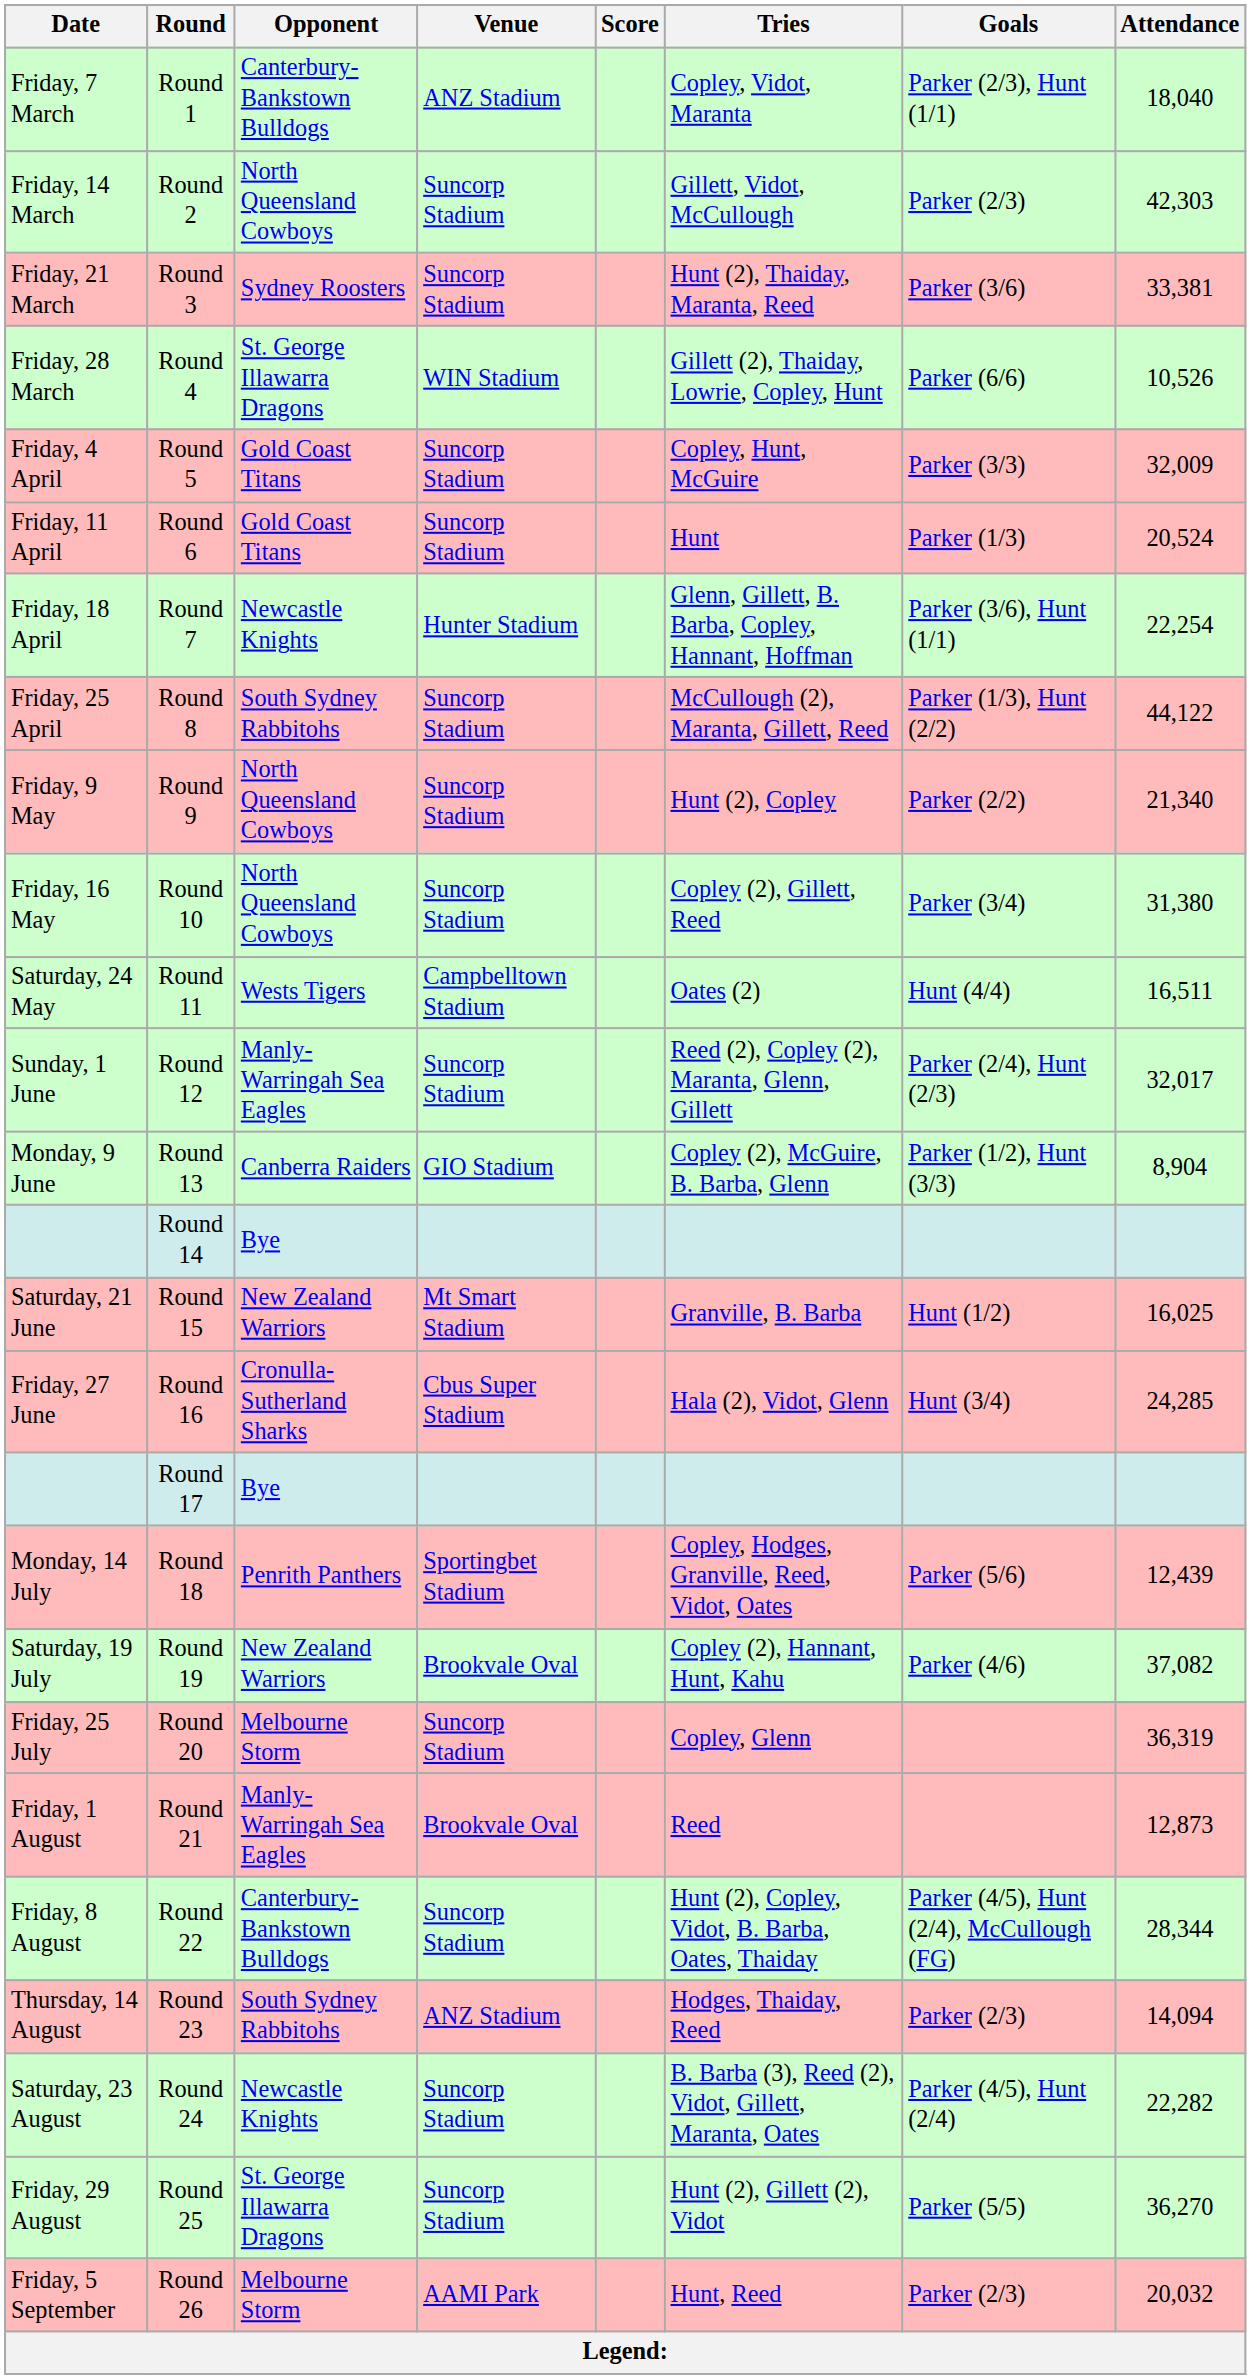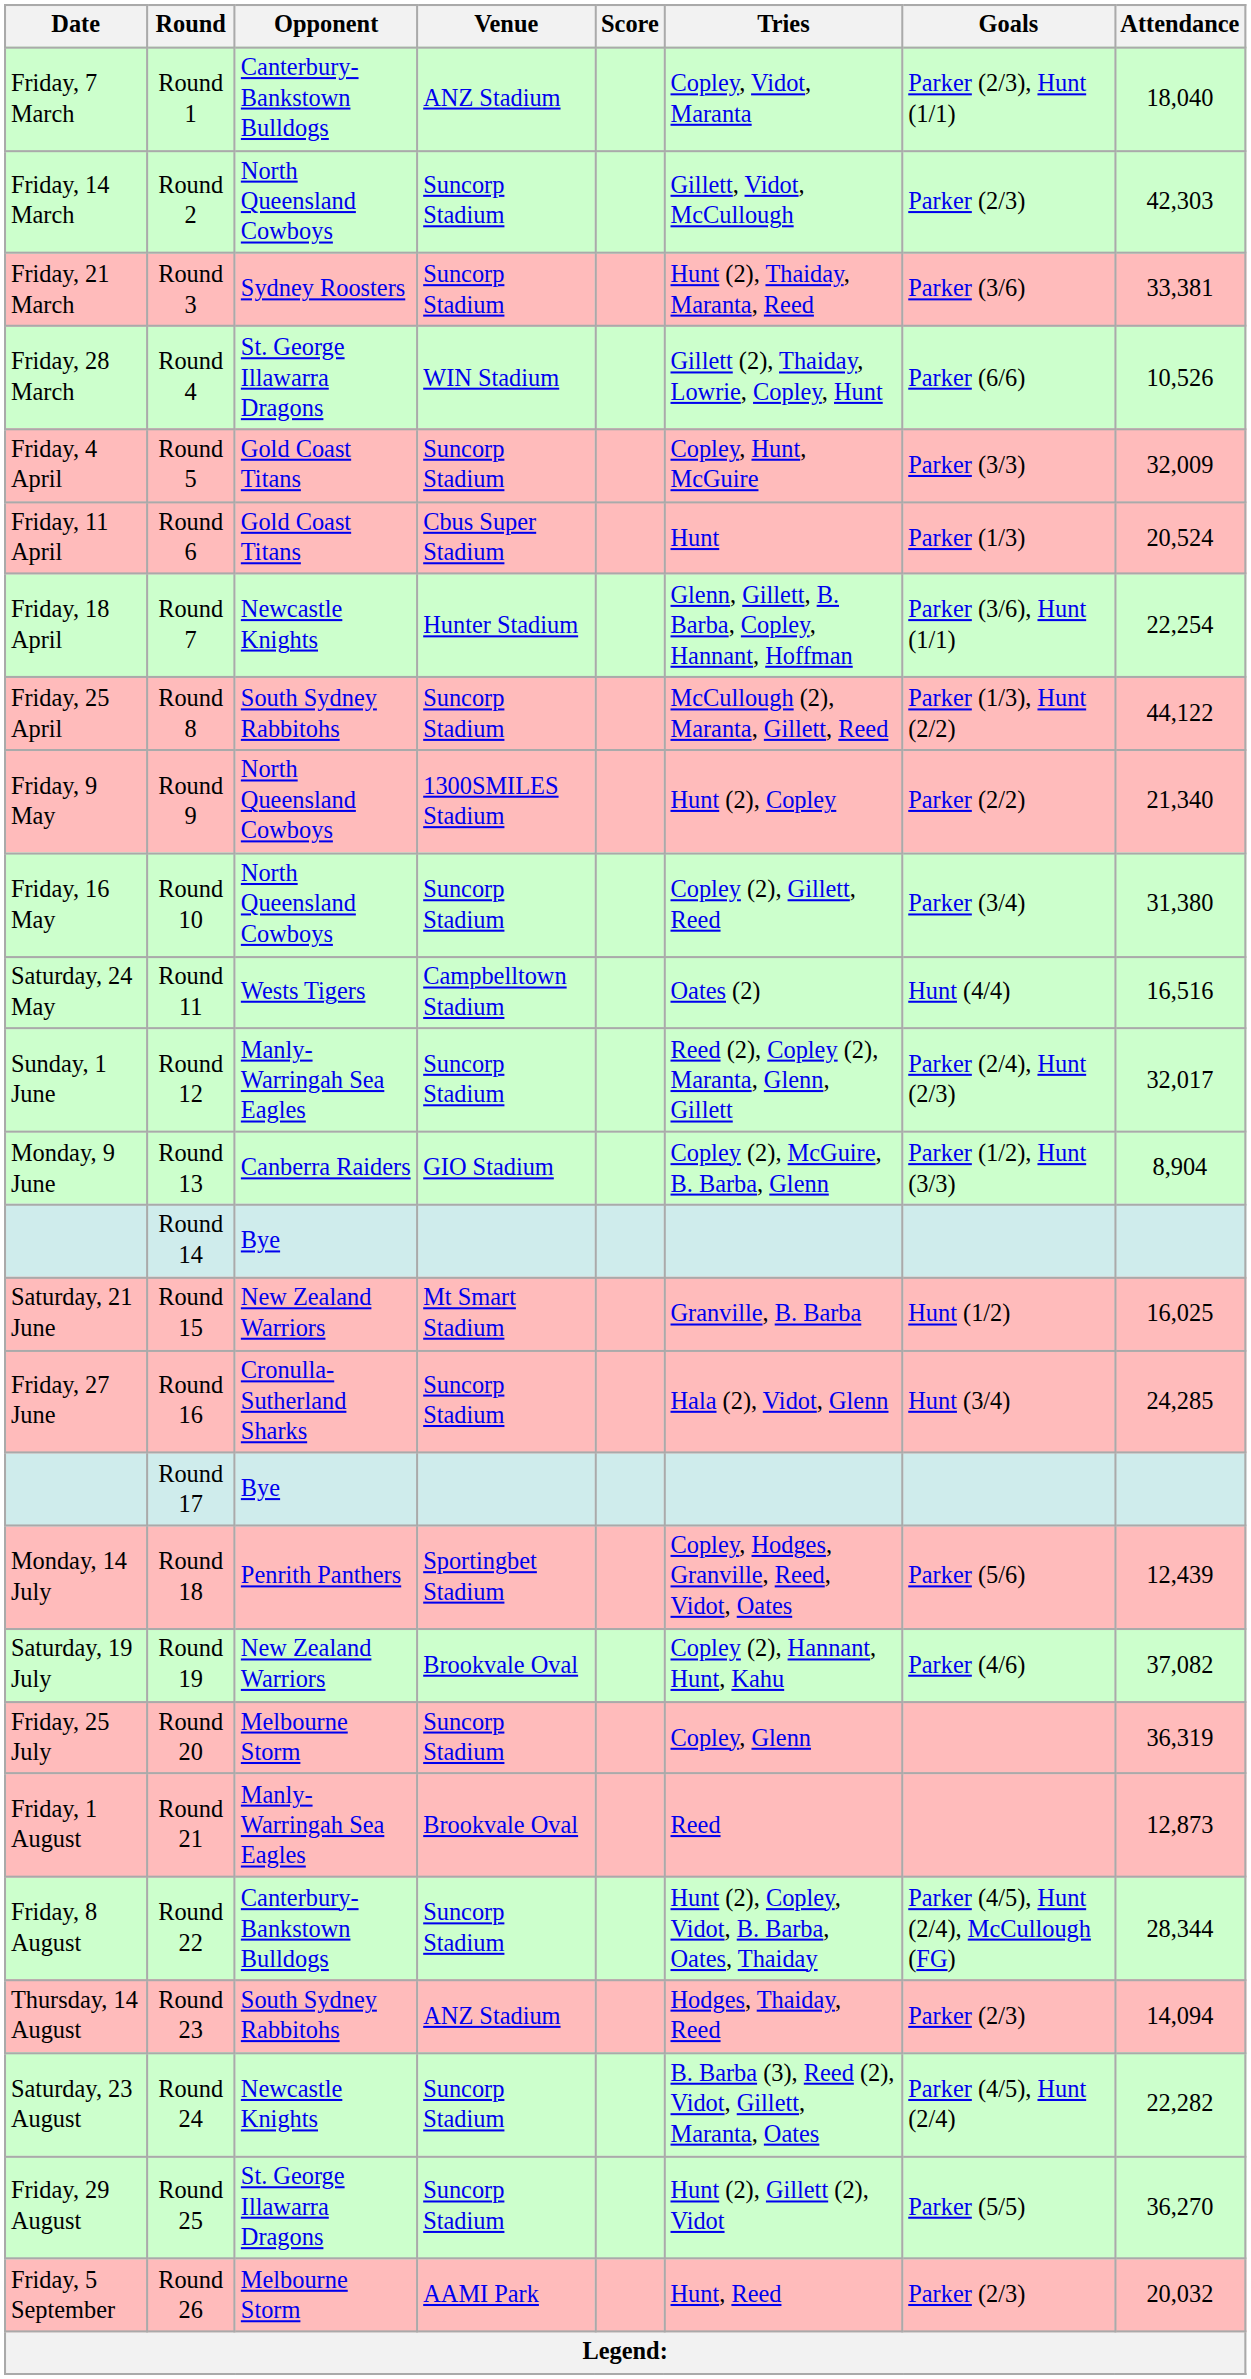(464, 537) Suncorp Stadium -> (480, 537) Cbus Super Stadium
(464, 801) Suncorp Stadium -> (491, 801) 1300SMILES Stadium
(1180, 992) 16,511 -> (1180, 992) 16,516
(480, 1400) Cbus Super Stadium -> (464, 1400) Suncorp Stadium
